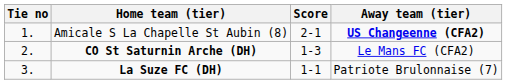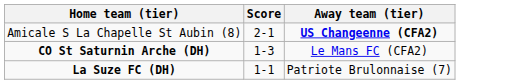- column: (28, 14)
